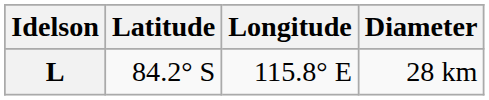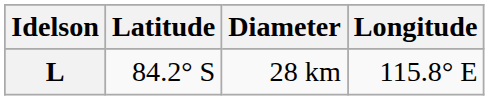columns swapped: (290, 26) <-> (421, 26)
